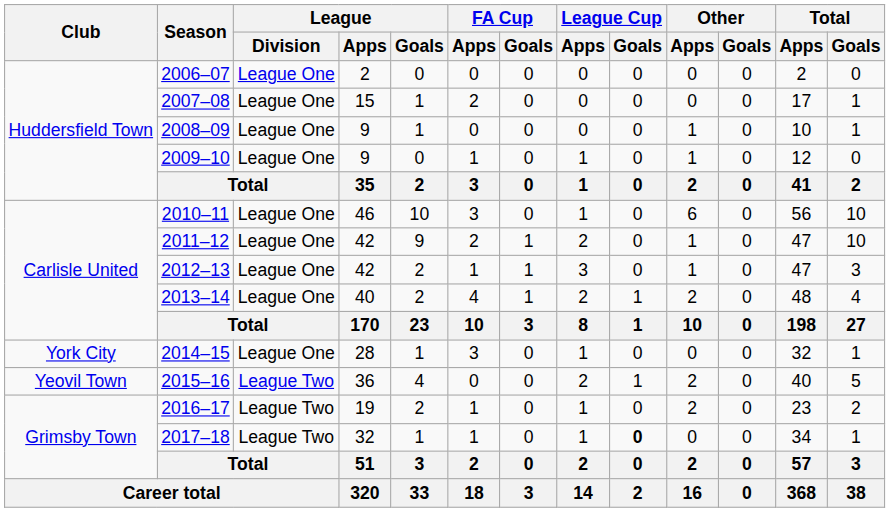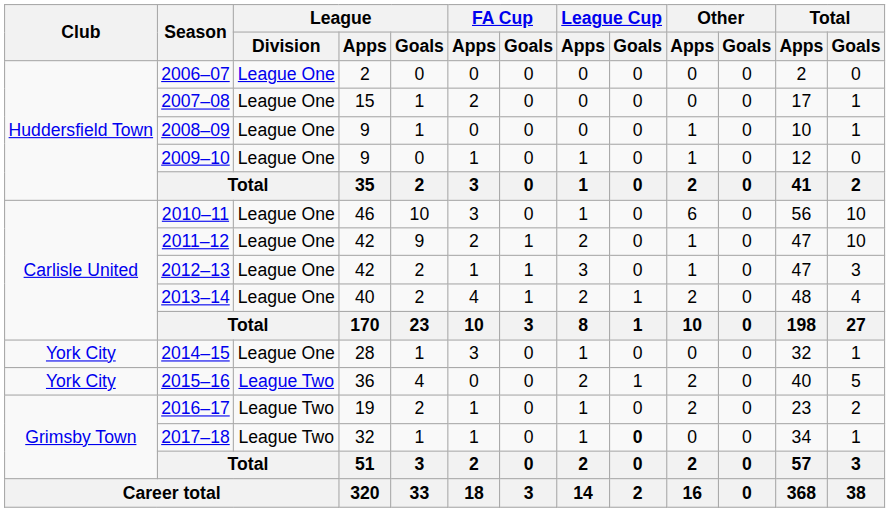(81, 381) Yeovil Town -> (81, 381) York City
